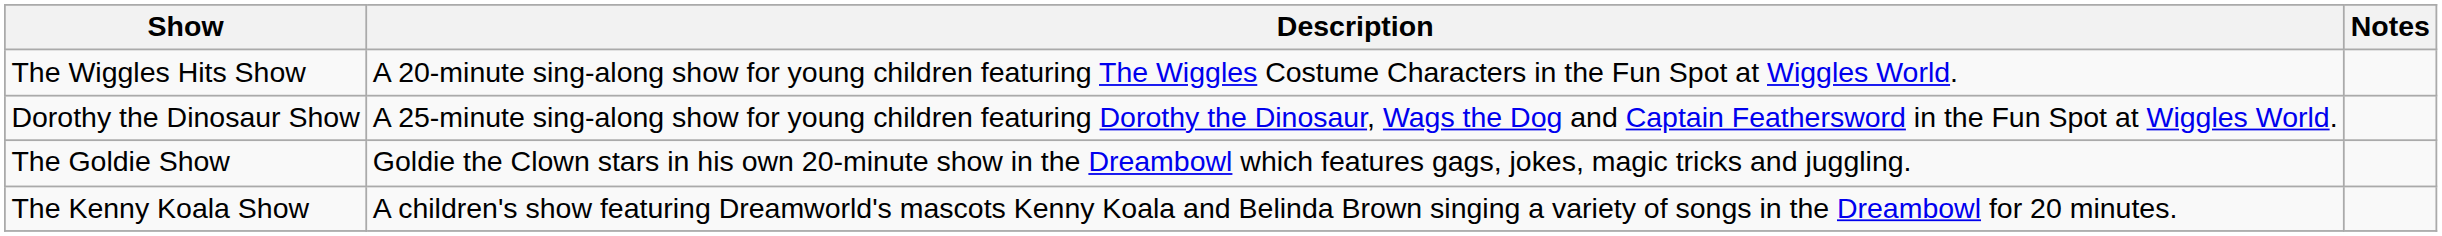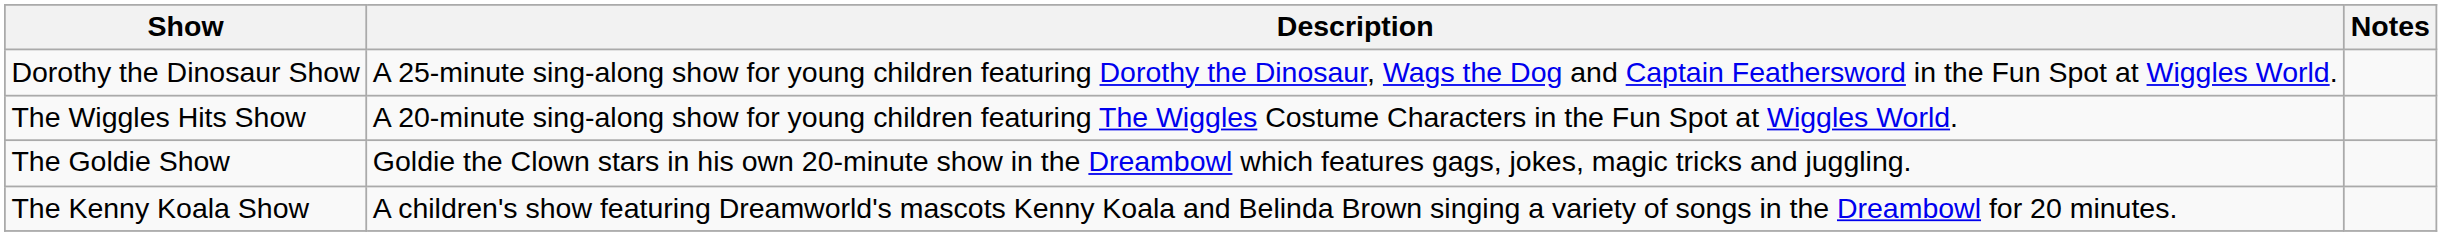rows swapped: (186, 117) <-> (159, 72)
